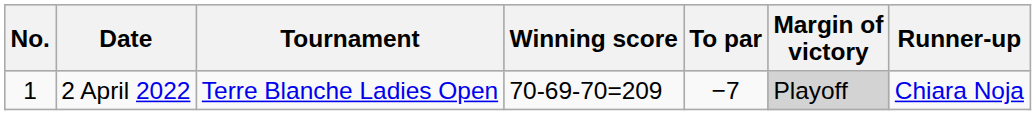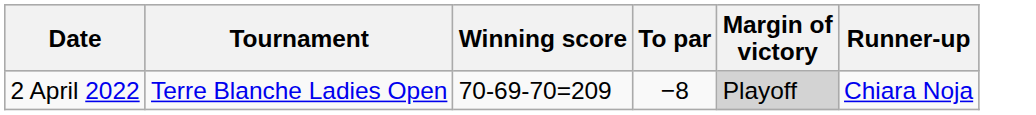- column: (30, 38)
(726, 90) −7 -> (675, 90) −8
